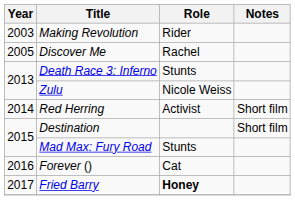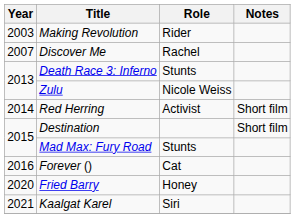(20, 52) 2005 -> (20, 52) 2007
(20, 185) 2017 -> (20, 185) 2020
(181, 185) bold -> (180, 185) normal
+ row: (75, 204)
